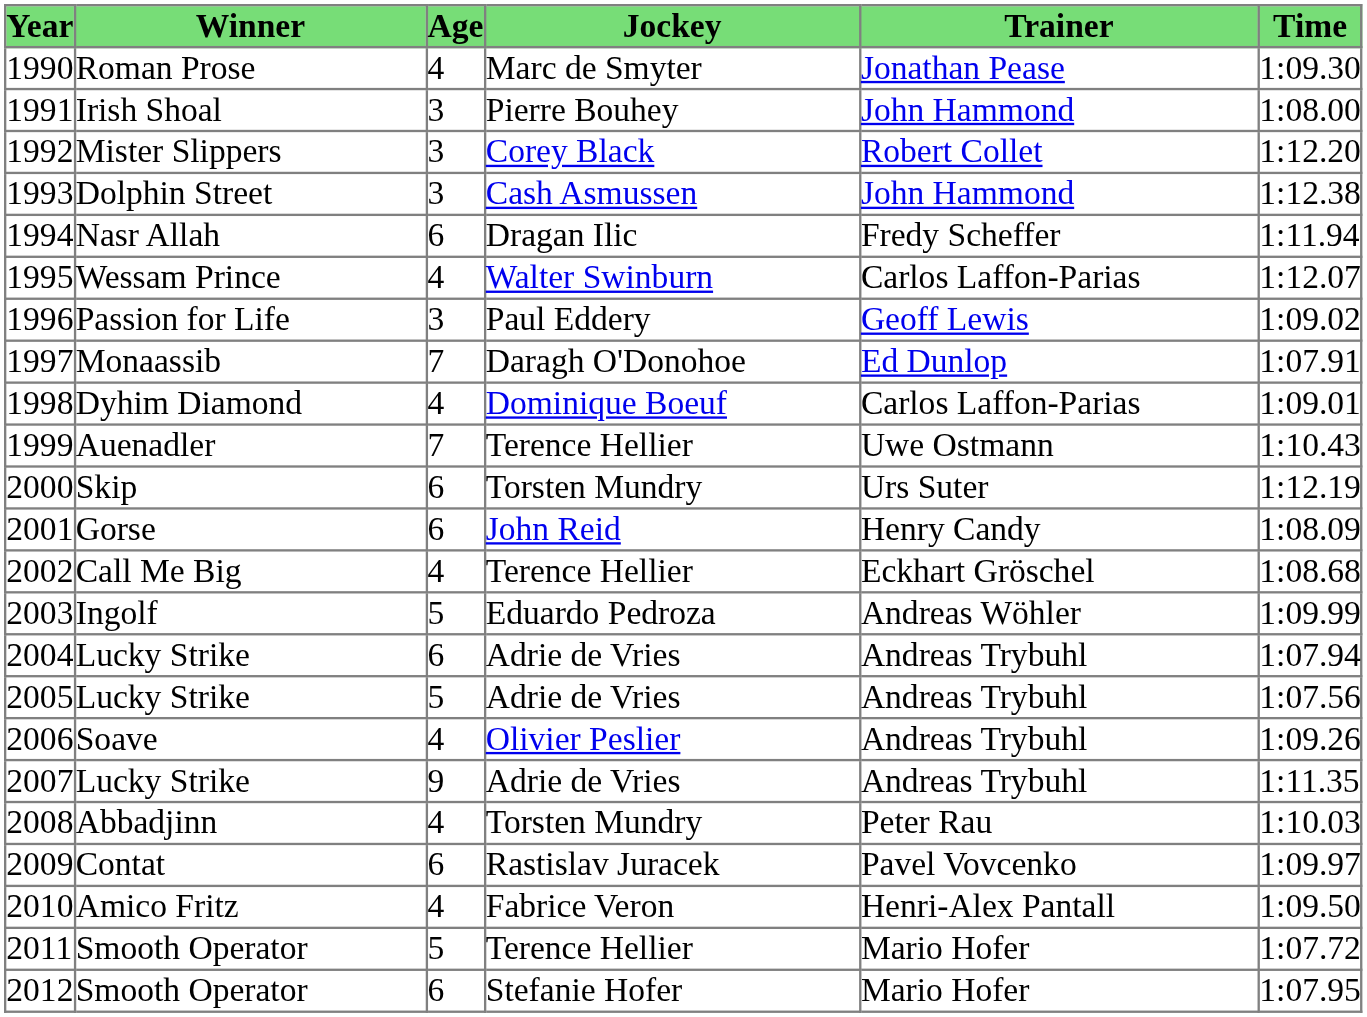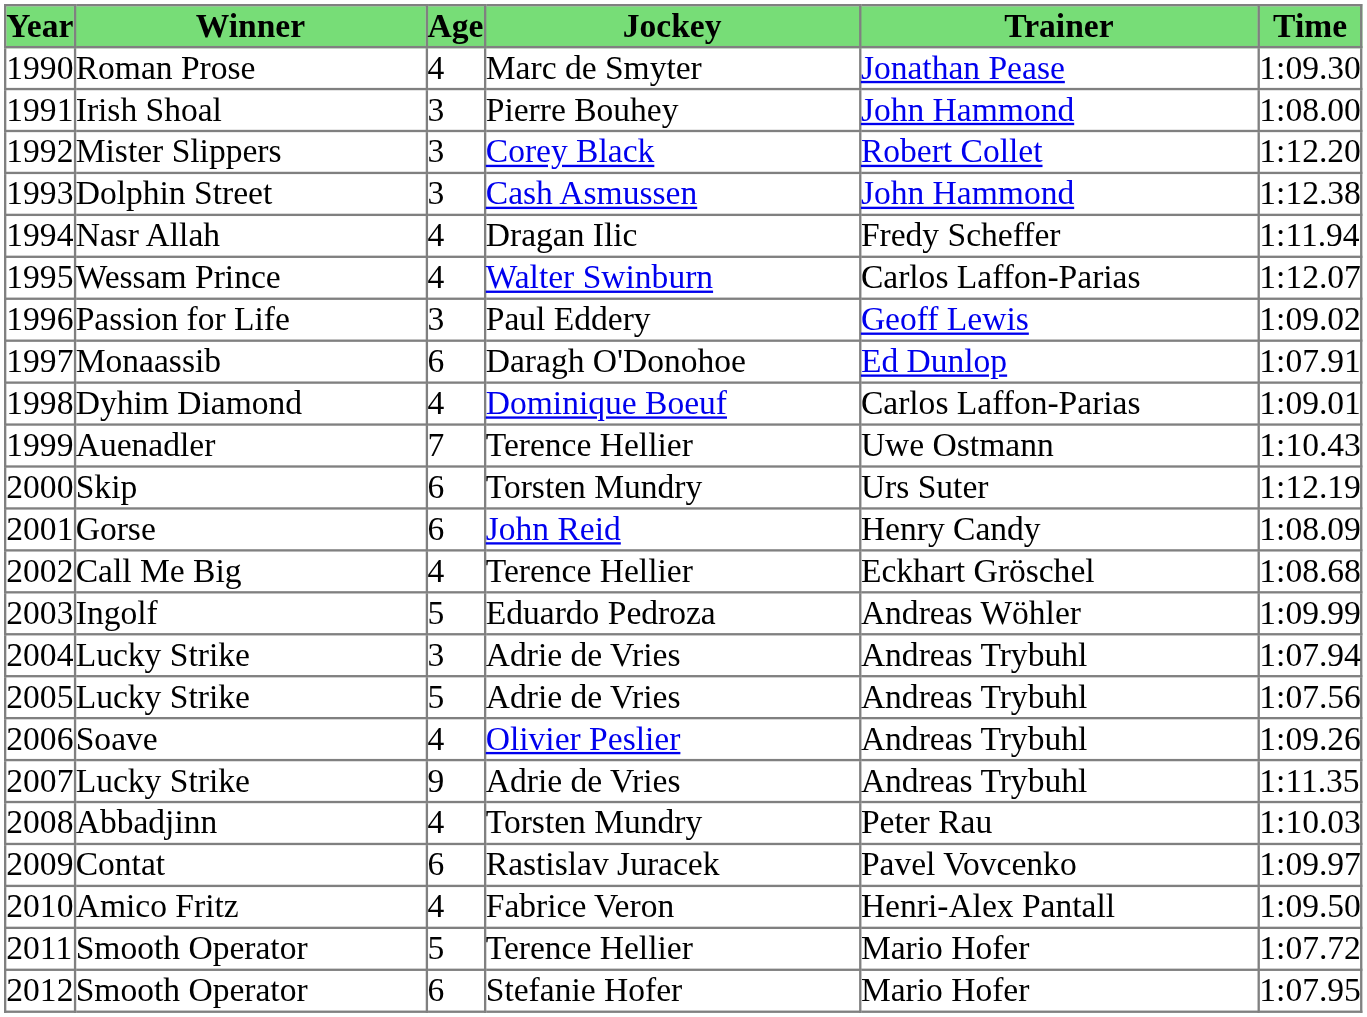(436, 235) 6 -> (436, 235) 4
(436, 360) 7 -> (436, 360) 6
(436, 654) 6 -> (436, 654) 3
